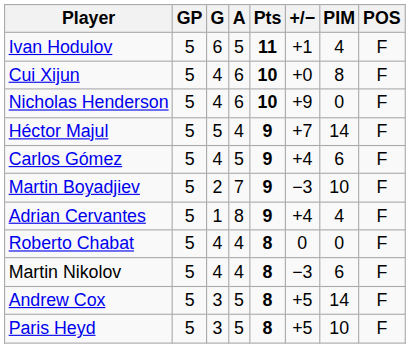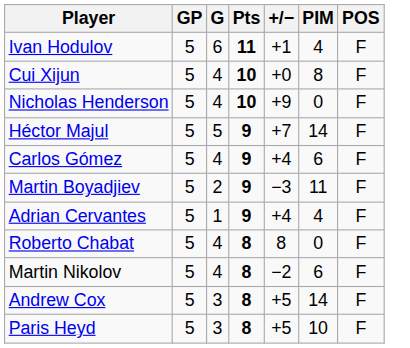- column: (239, 18)
(339, 187) 10 -> (318, 187) 11
(302, 243) 0 -> (281, 243) 8
(302, 272) −3 -> (281, 272) −2
